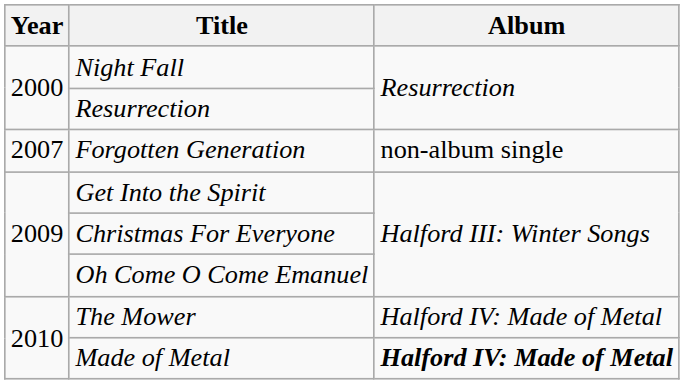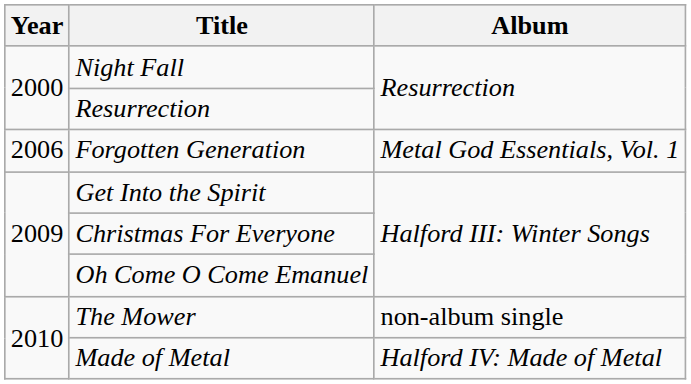(37, 150) 2007 -> (37, 150) 2006
(472, 150) non-album single -> (530, 150) Metal God Essentials, Vol. 1
(521, 316) Halford IV: Made of Metal -> (472, 316) non-album single
(527, 358) bold -> (521, 358) normal
